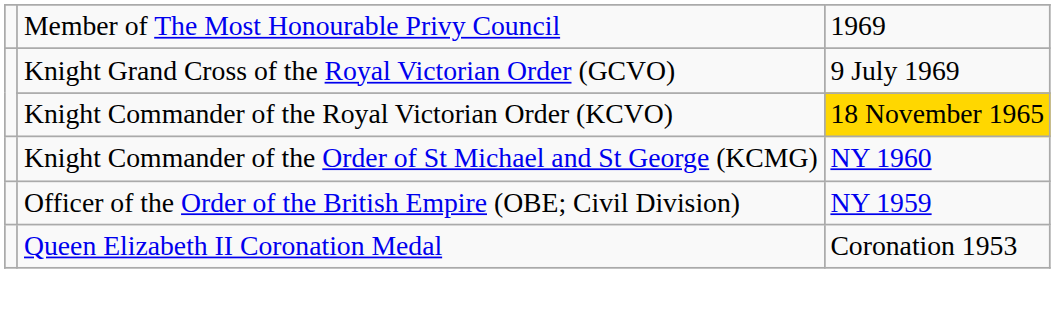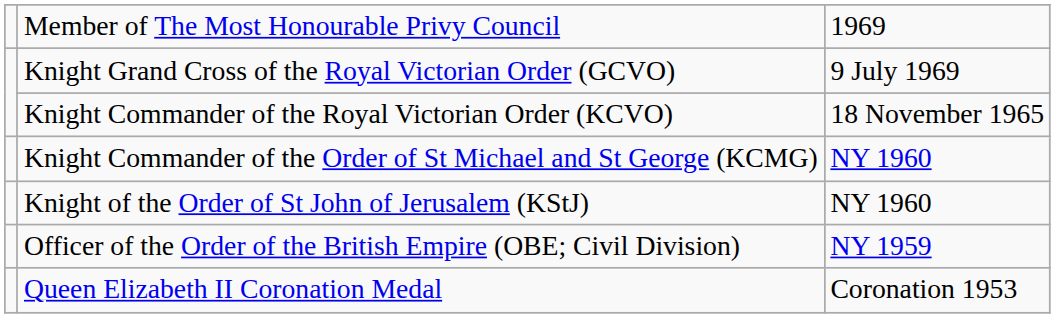(937, 114) gold background -> (937, 114) no background
+ row: (307, 202)
